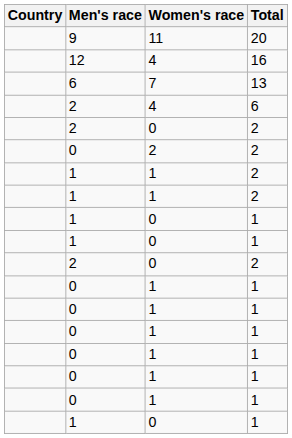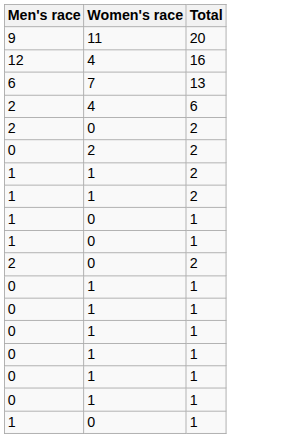- column: (35, 15)
